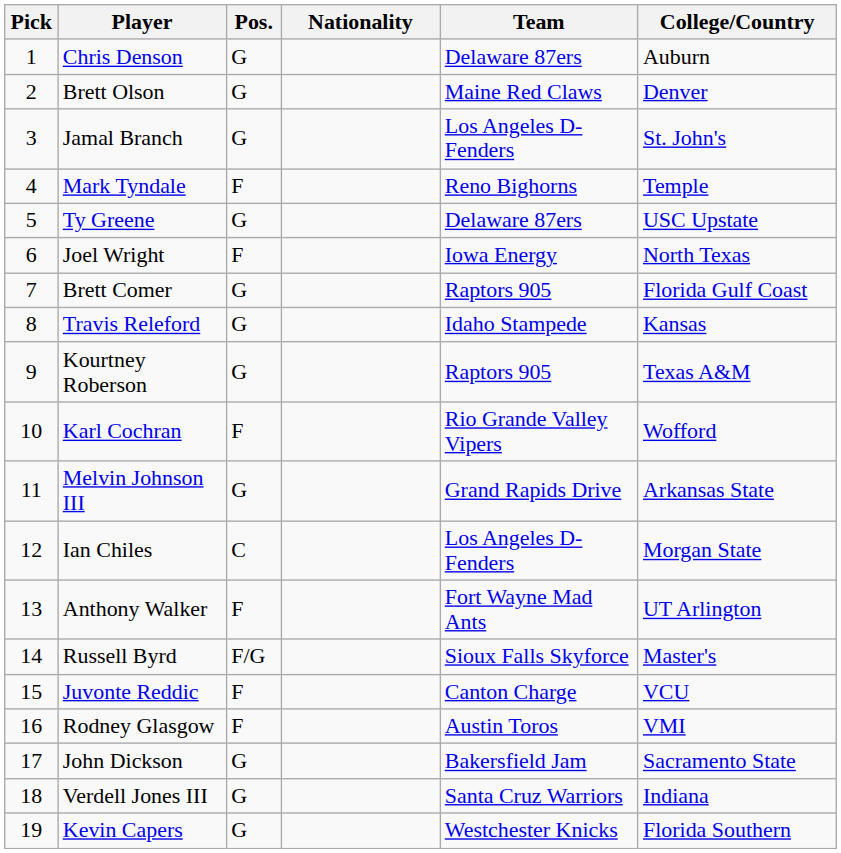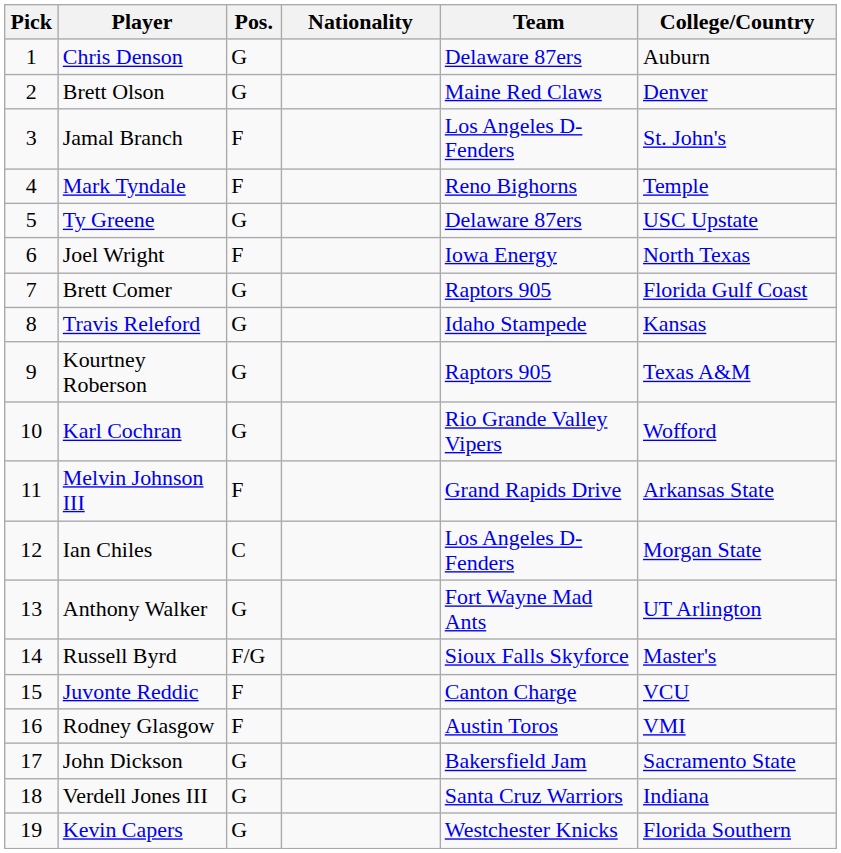(239, 138) G -> (237, 138) F
(237, 431) F -> (239, 431) G
(239, 490) G -> (237, 490) F
(237, 609) F -> (239, 609) G
